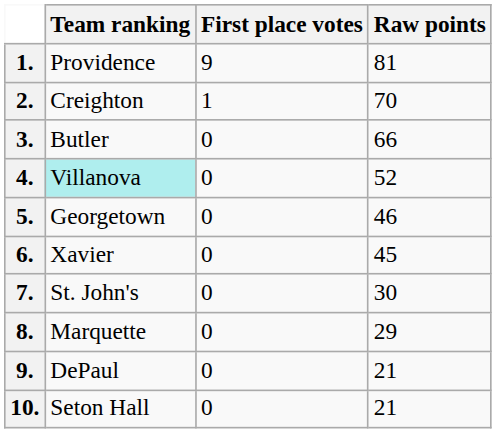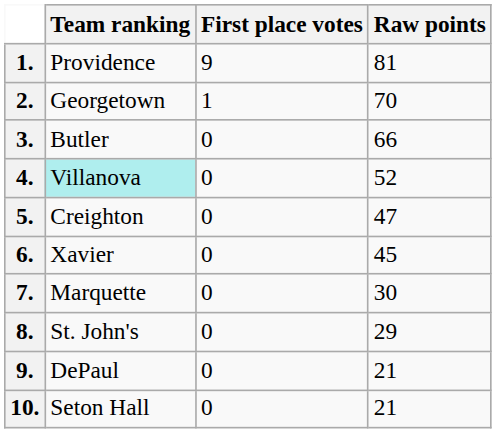(97, 101) Creighton -> (108, 101) Georgetown
(108, 216) Georgetown -> (97, 216) Creighton
(385, 216) 46 -> (385, 216) 47
(95, 293) St. John's -> (98, 293) Marquette
(98, 331) Marquette -> (95, 331) St. John's
